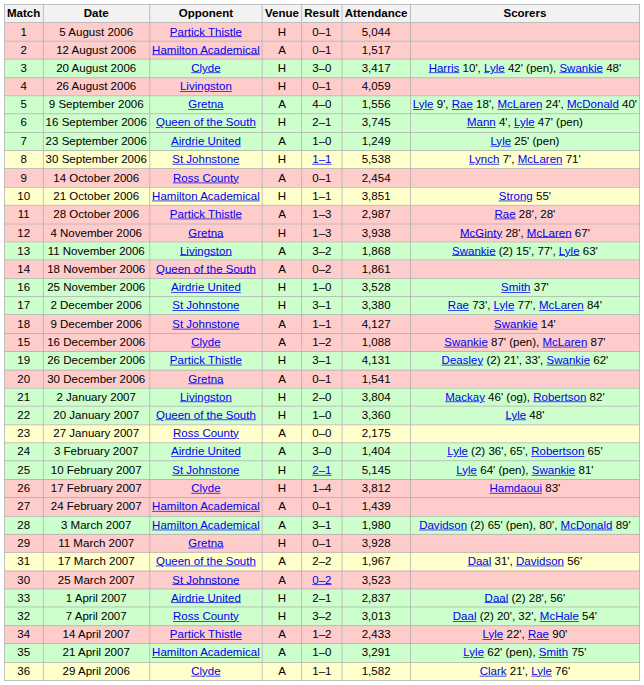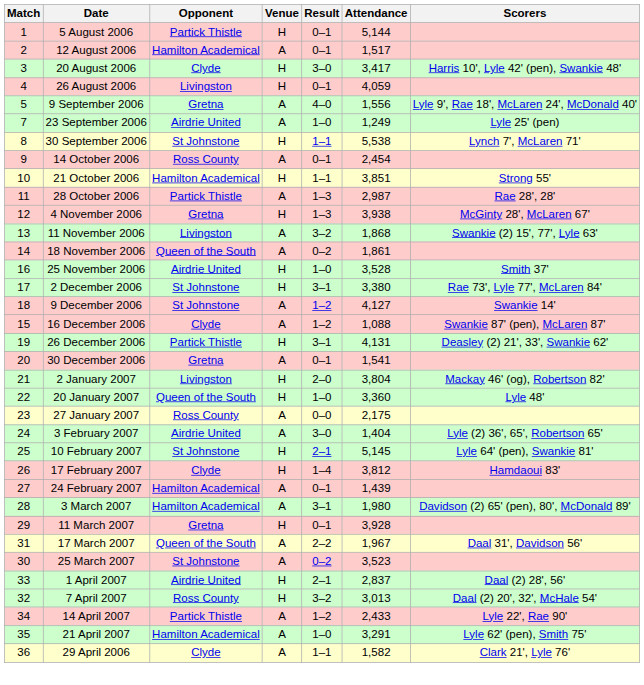(376, 31) 5,044 -> (376, 31) 5,144
- row: (96, 123)
(322, 324) 1–1 -> (322, 305) 1–2
